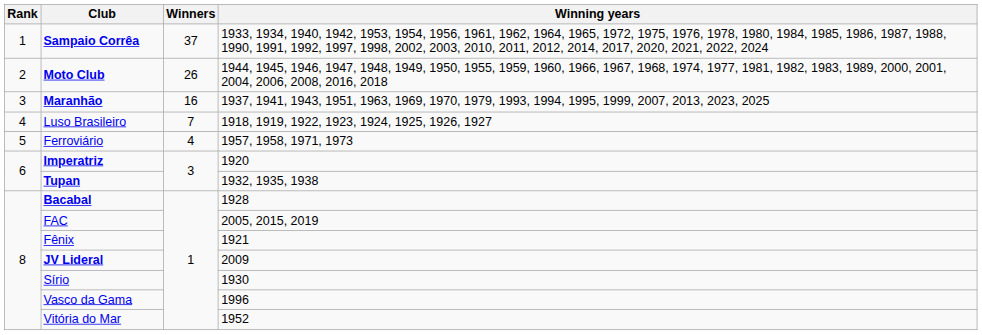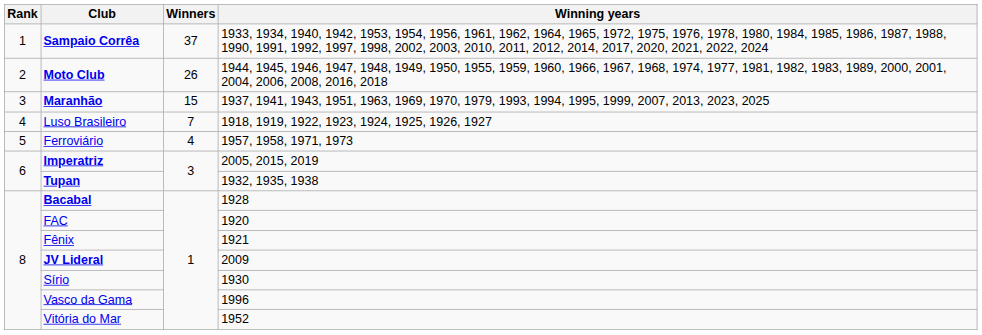(191, 101) 16 -> (191, 101) 15
(235, 161) 1920 -> (270, 161) 2005, 2015, 2019
(270, 220) 2005, 2015, 2019 -> (235, 220) 1920
